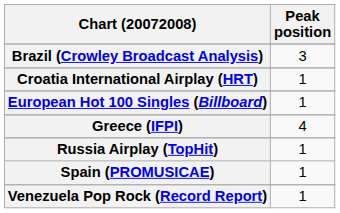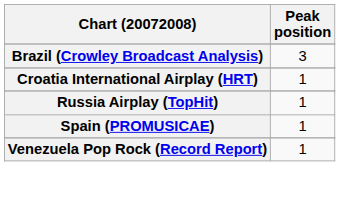- row: (138, 102)
- row: (138, 126)
